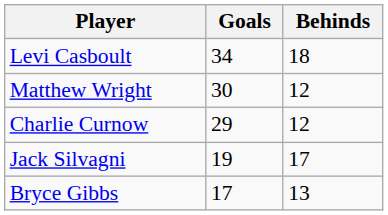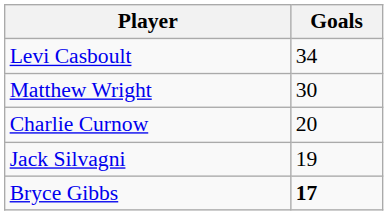- column: (333, 21)
(222, 124) 29 -> (307, 124) 20
(222, 192) normal -> (307, 192) bold
